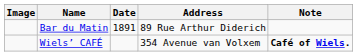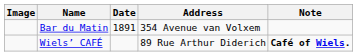(203, 28) 89 Rue Arthur Diderich -> (200, 28) 354 Avenue van Volxem
(200, 43) 354 Avenue van Volxem -> (203, 43) 89 Rue Arthur Diderich
